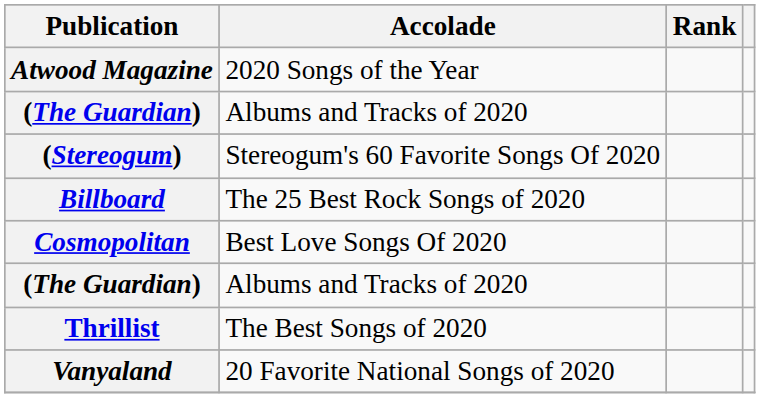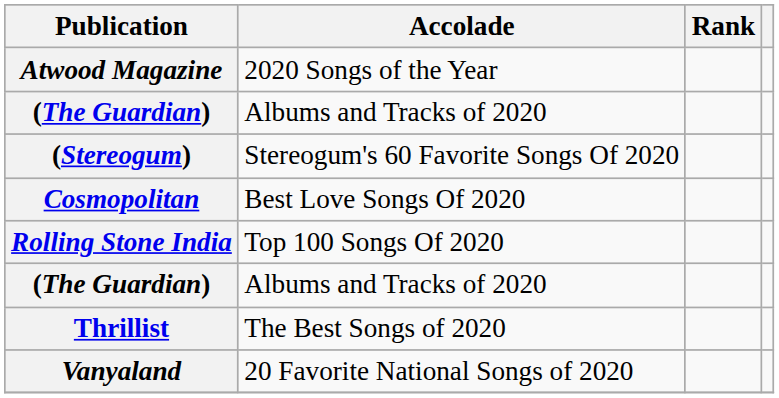- row: (112, 198)
+ row: (121, 241)
